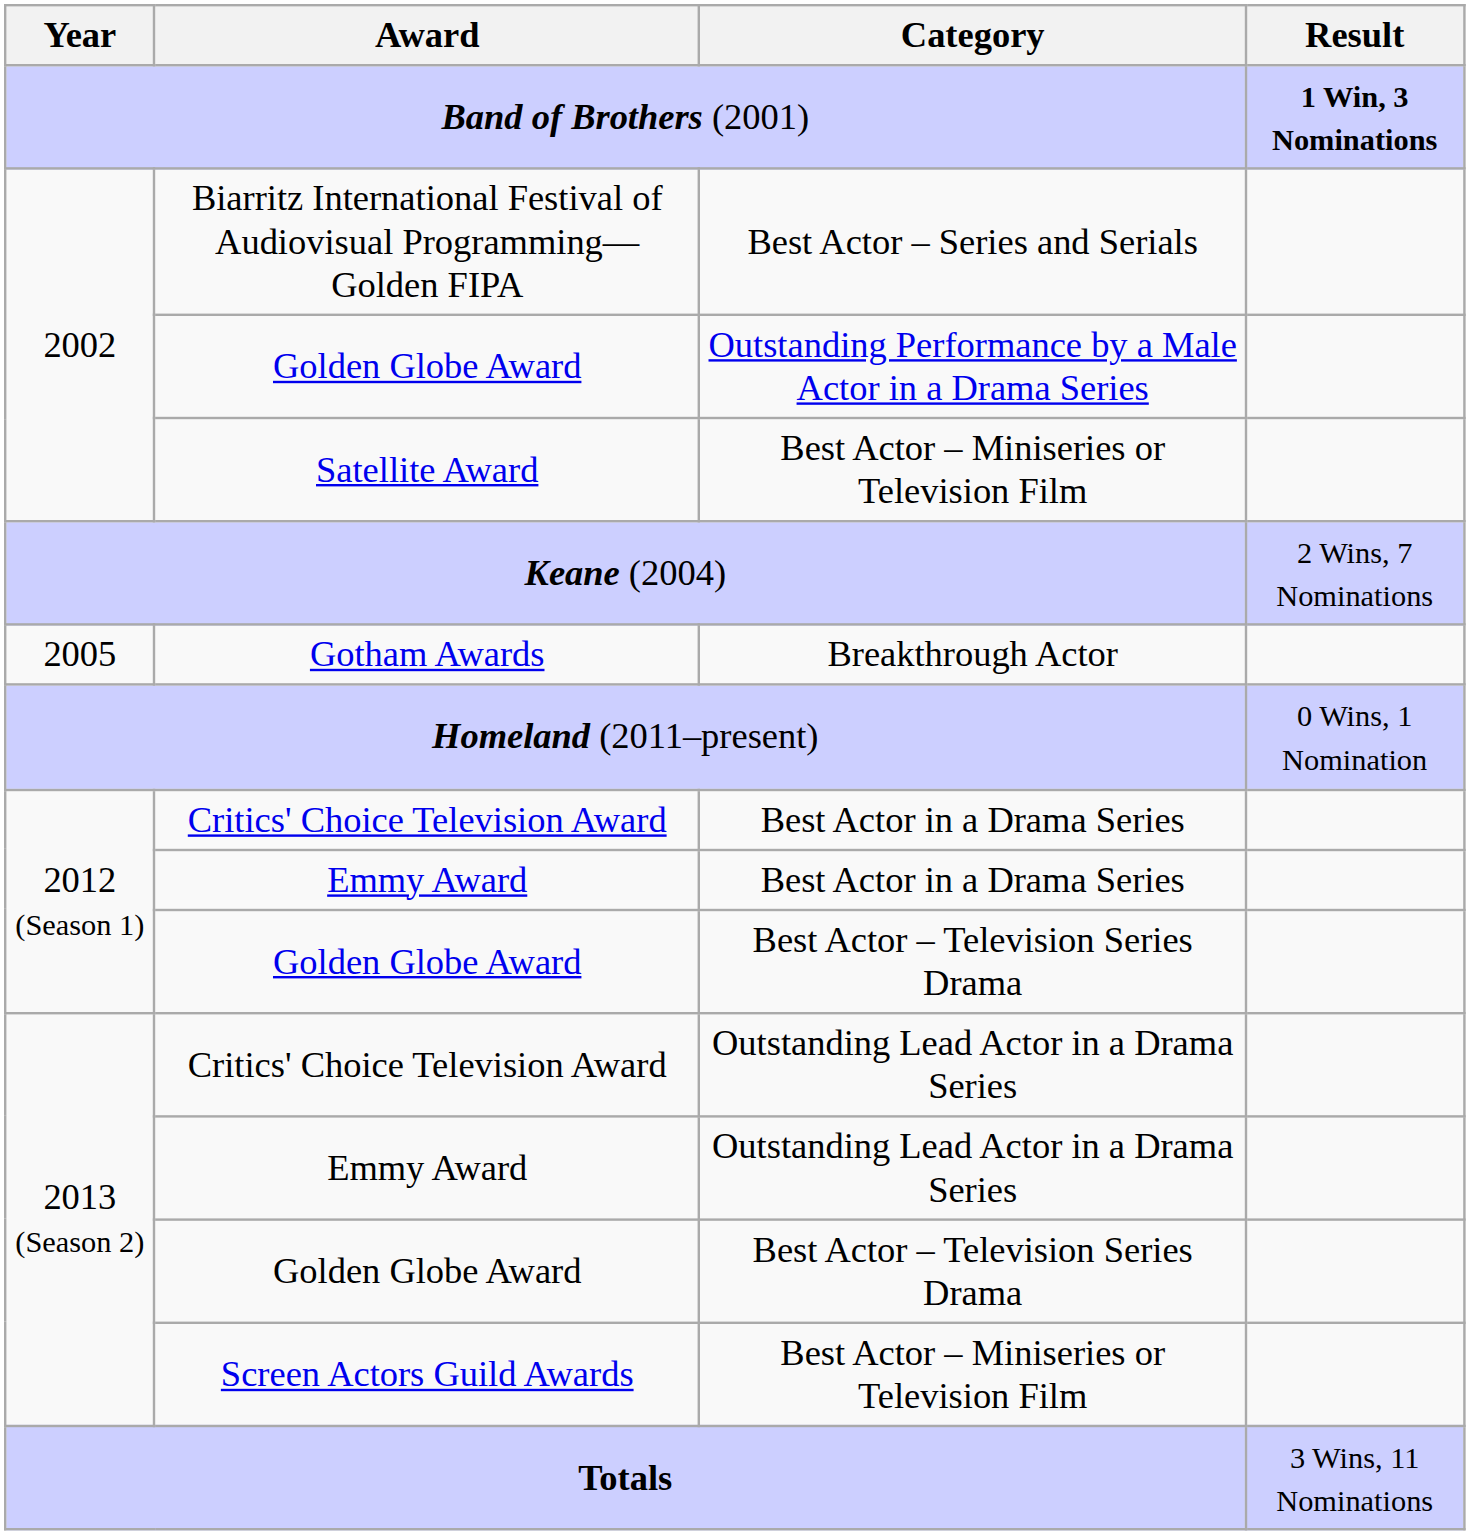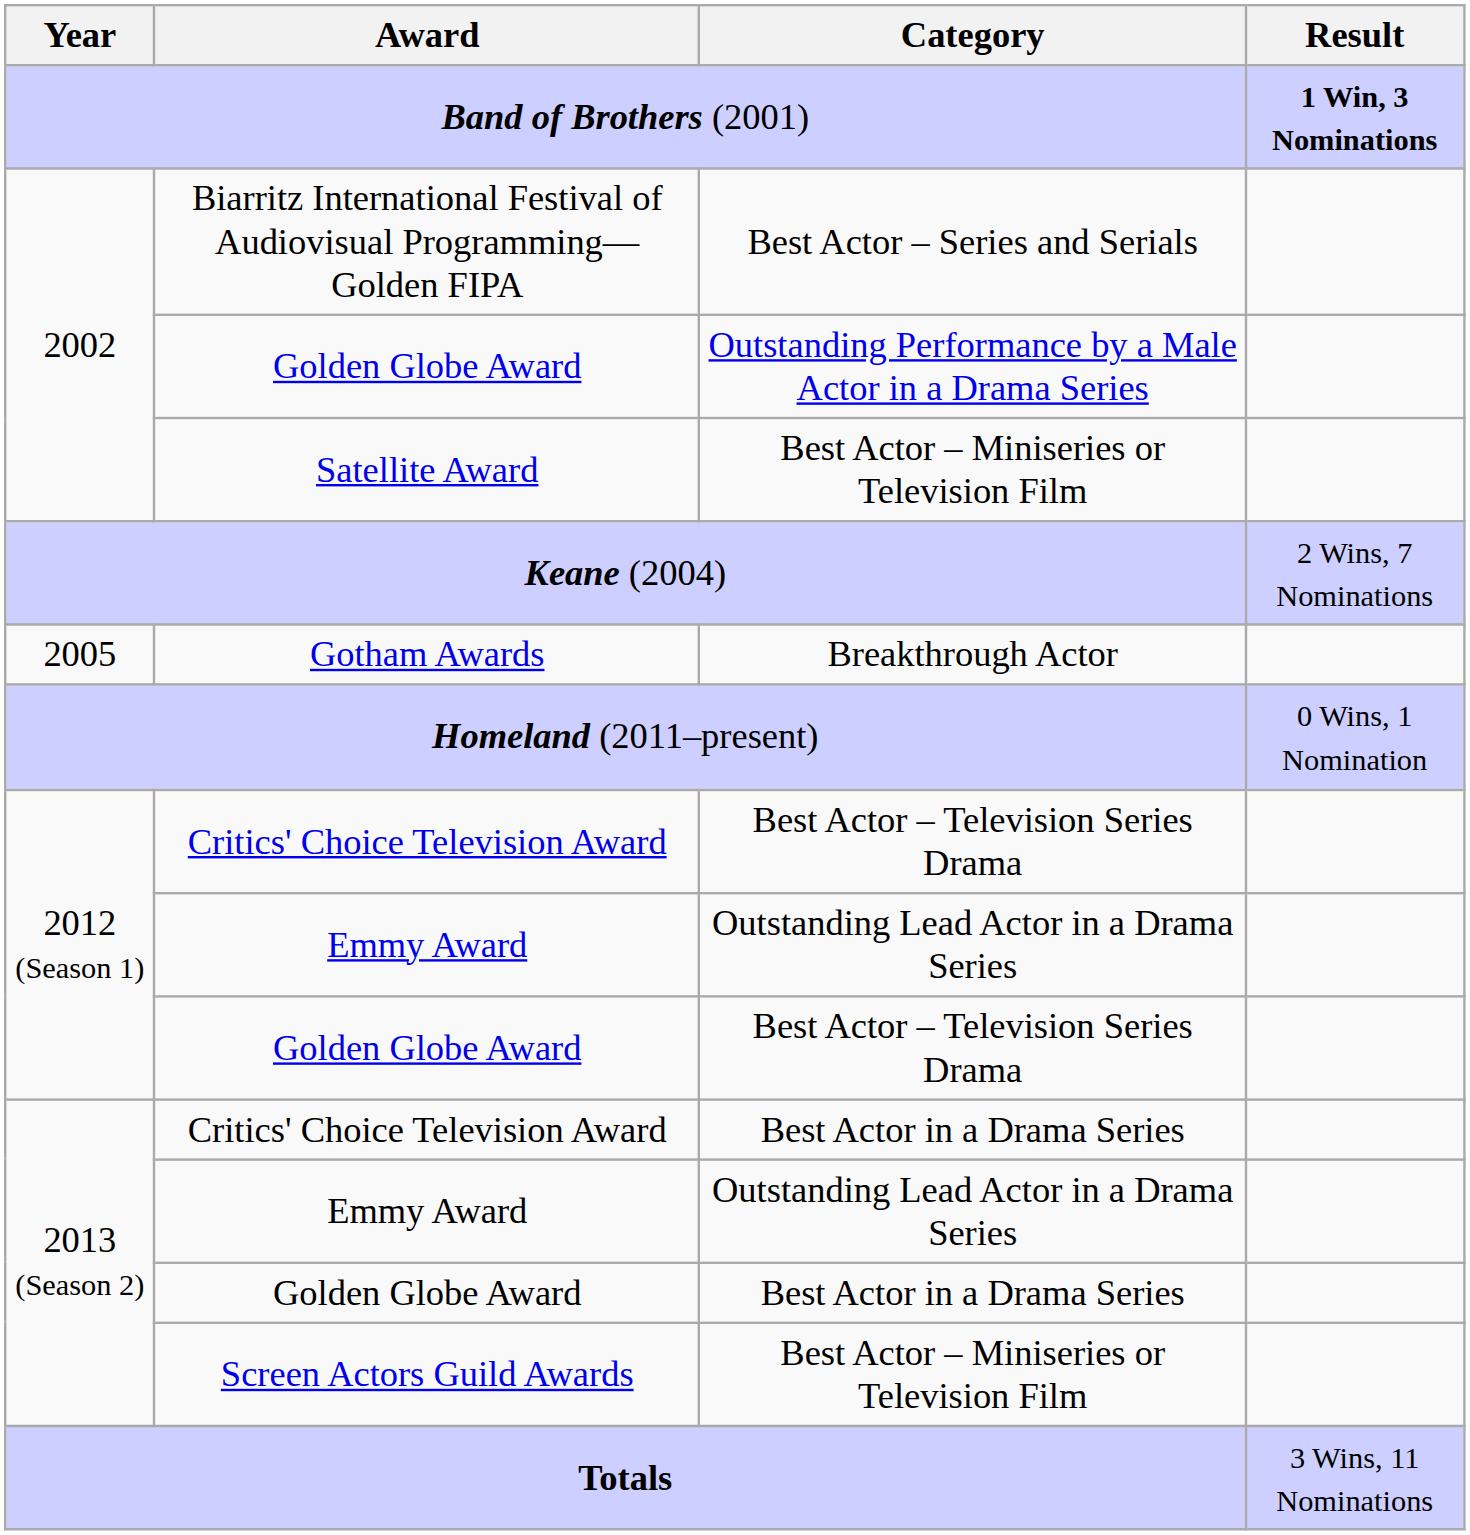(973, 818) Best Actor in a Drama Series -> (973, 839) Best Actor – Television Series Drama
(973, 878) Best Actor in a Drama Series -> (973, 943) Outstanding Lead Actor in a Drama Series
(973, 1063) Outstanding Lead Actor in a Drama Series -> (973, 1128) Best Actor in a Drama Series
(973, 1270) Best Actor – Television Series Drama -> (973, 1291) Best Actor in a Drama Series
